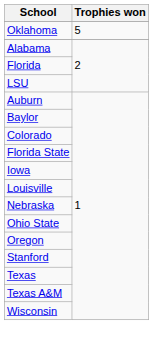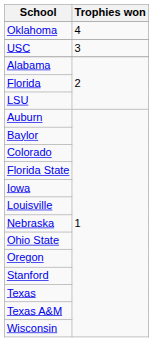(78, 30) 5 -> (78, 30) 4
+ row: (19, 48)
